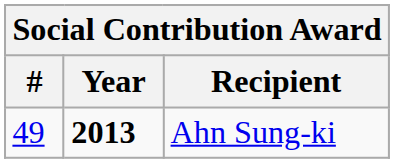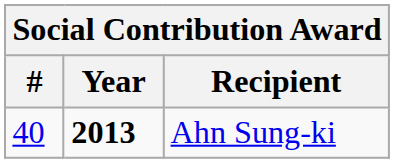(28, 132) 49 -> (28, 132) 40
